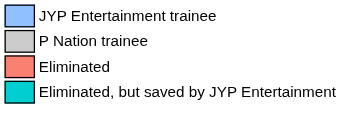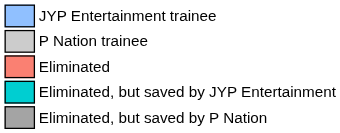+ row: (153, 118)
